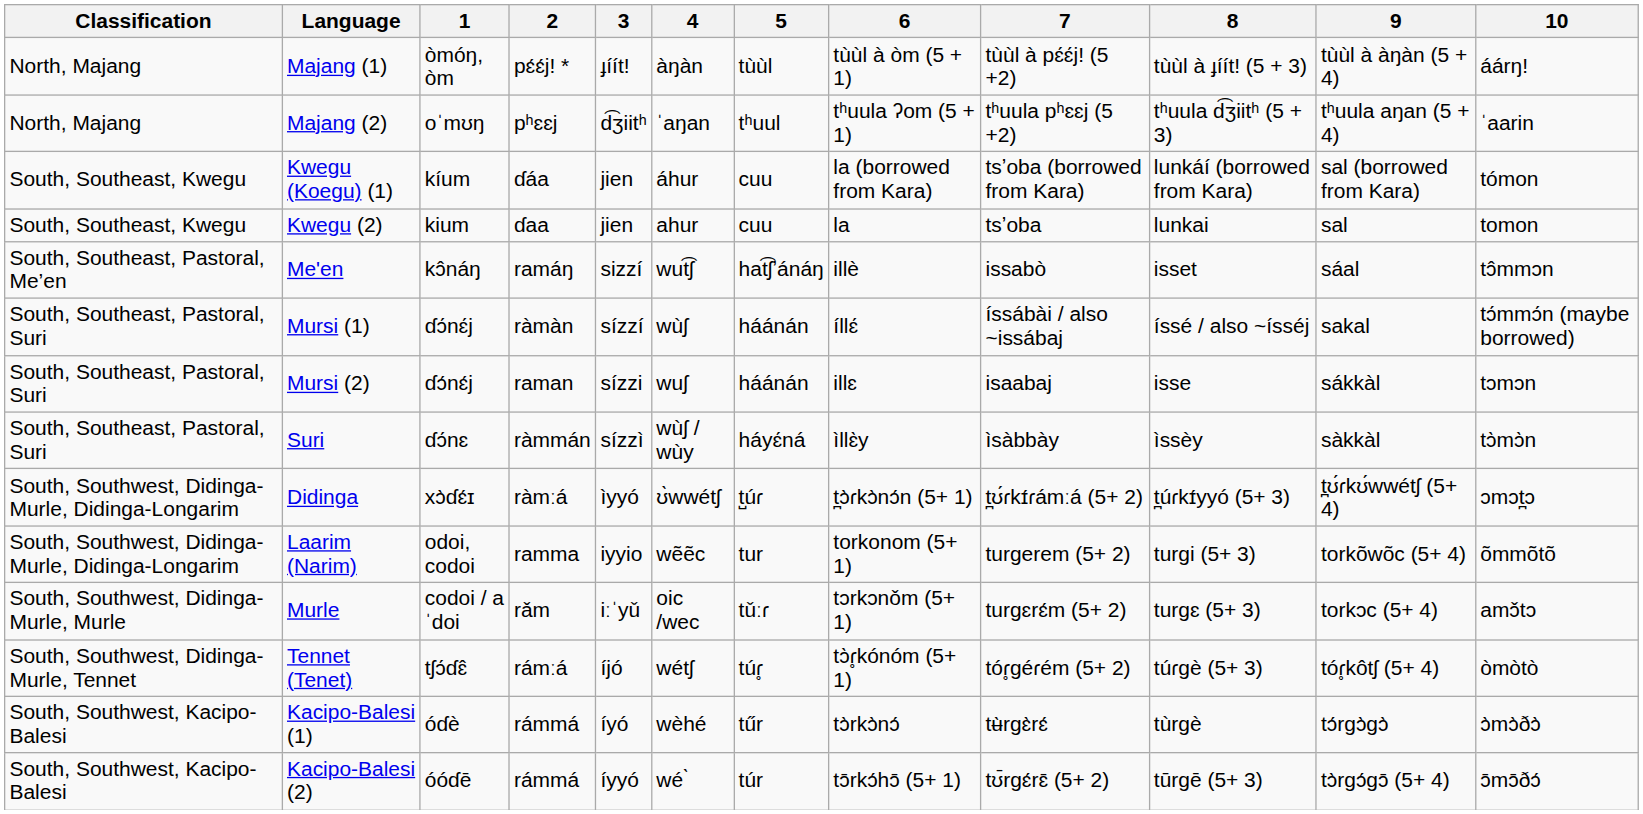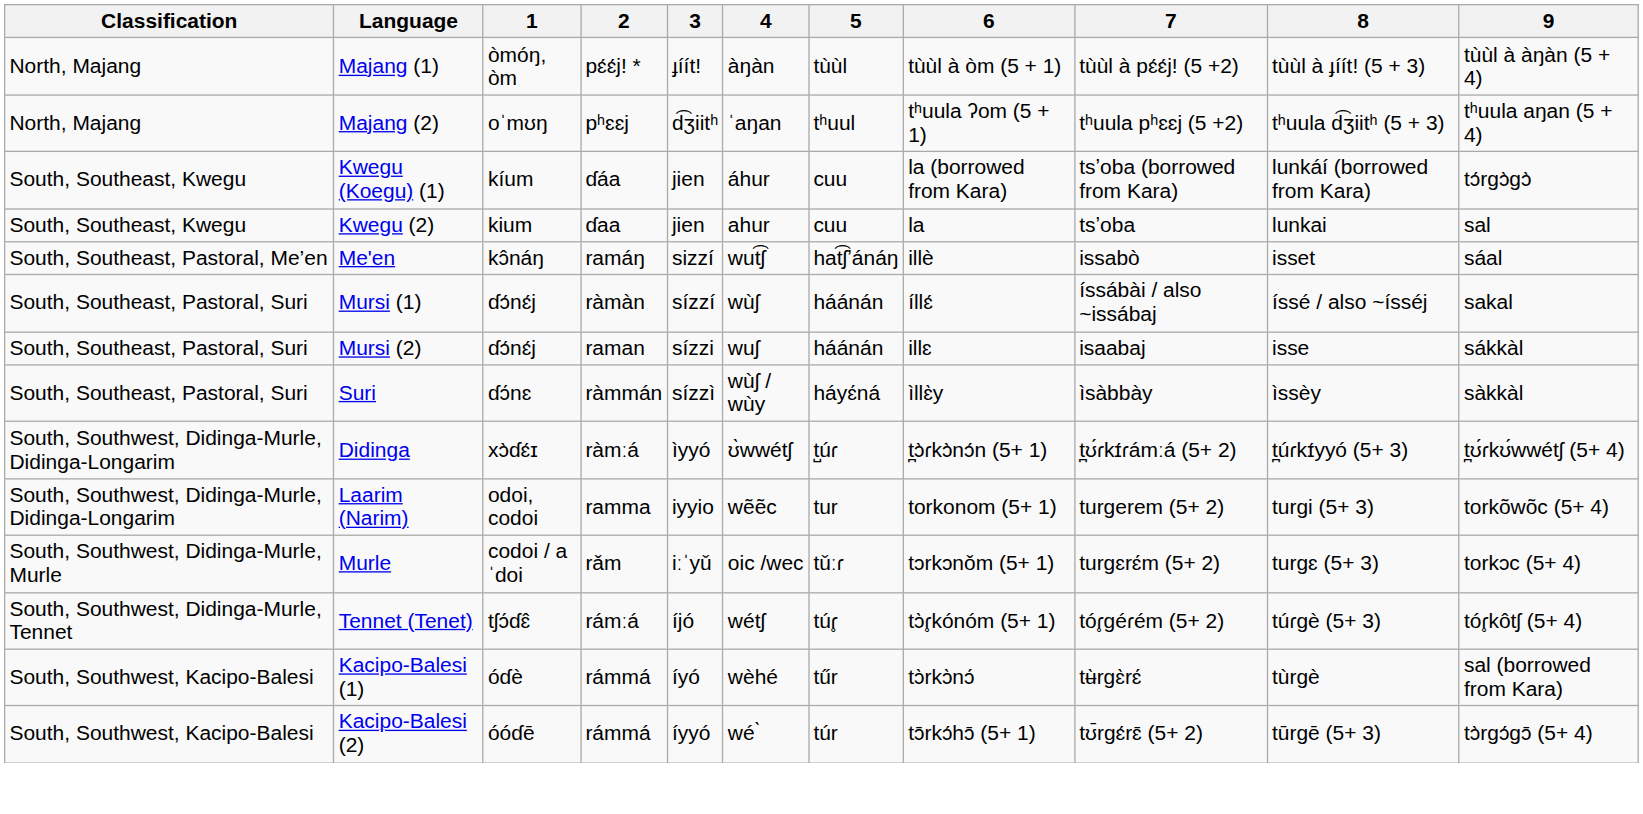- column: (1557, 21)
(1384, 179) sal (borrowed from Kara) -> (1498, 179) tɔ́rɡɔ̀ɡɔ̀
(1355, 724) tɔ́rɡɔ̀ɡɔ̀ -> (1527, 677) sal (borrowed from Kara)
